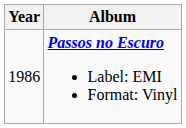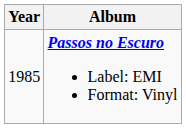(24, 76) 1986 -> (24, 76) 1985
